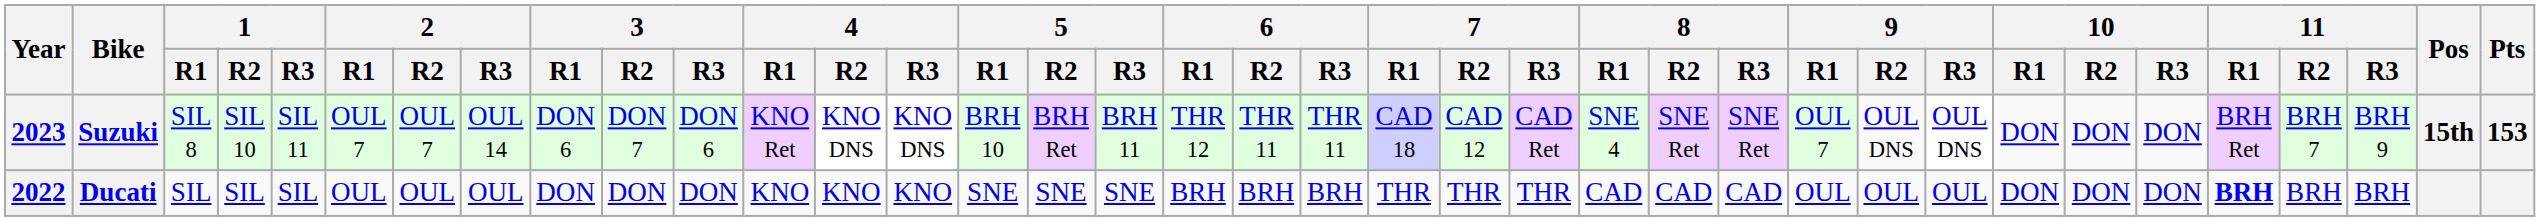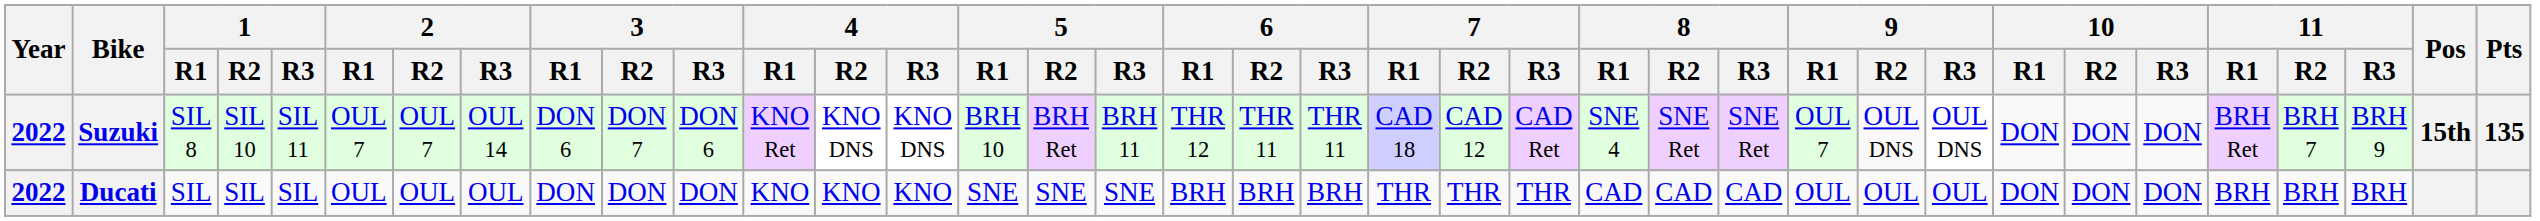(38, 131) 2023 -> (38, 131) 2022
(2507, 131) 153 -> (2504, 131) 135
(2244, 192) bold -> (2242, 192) normal
